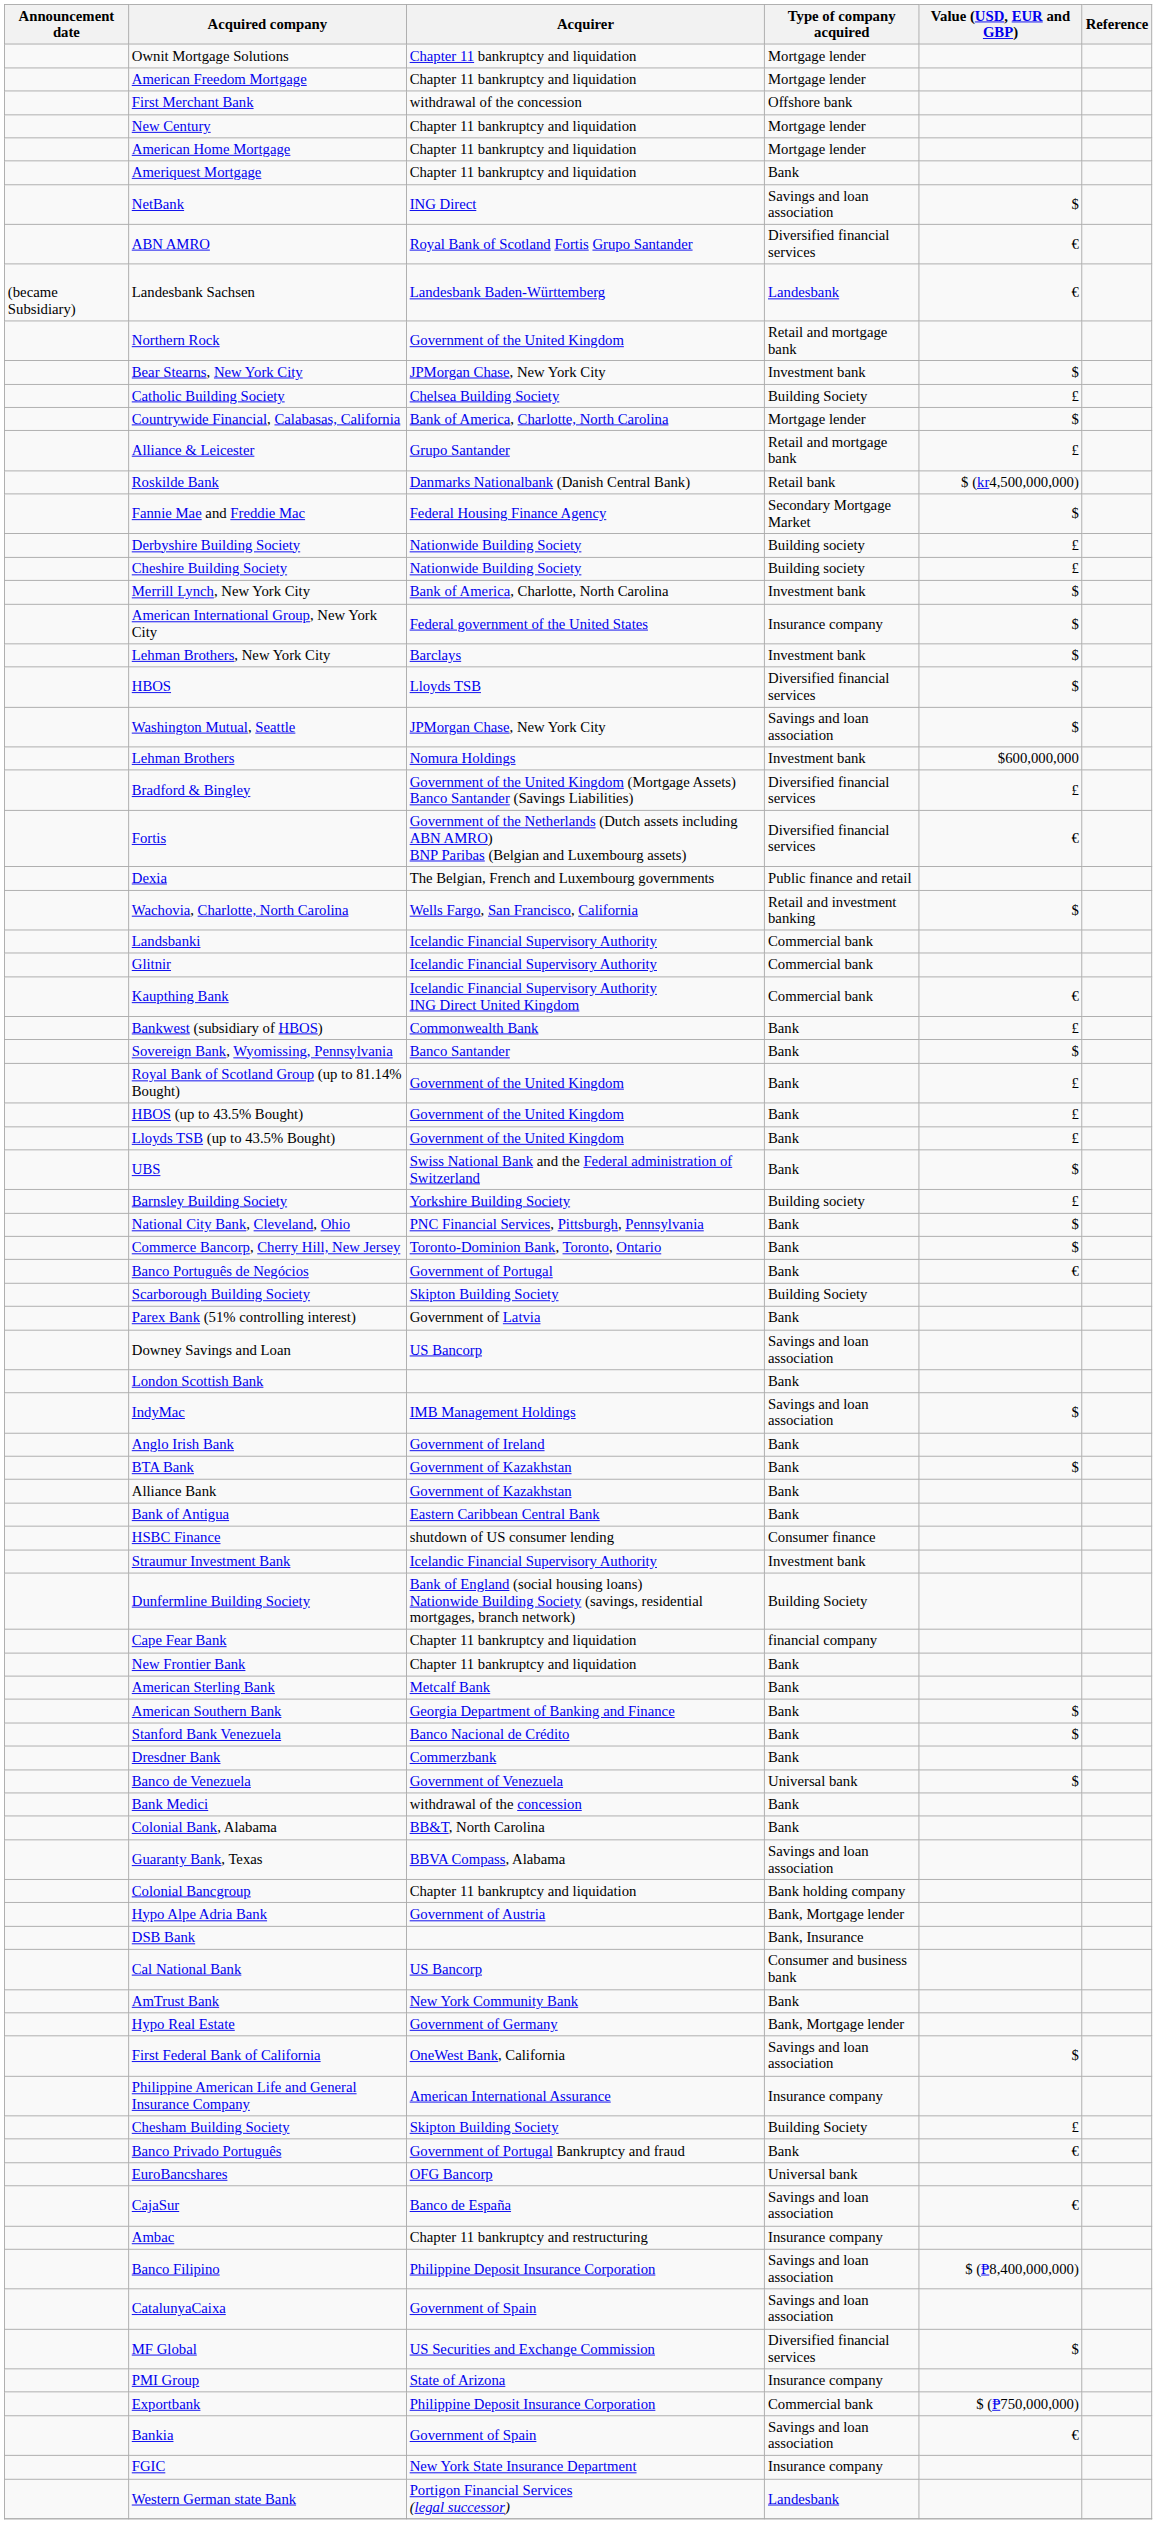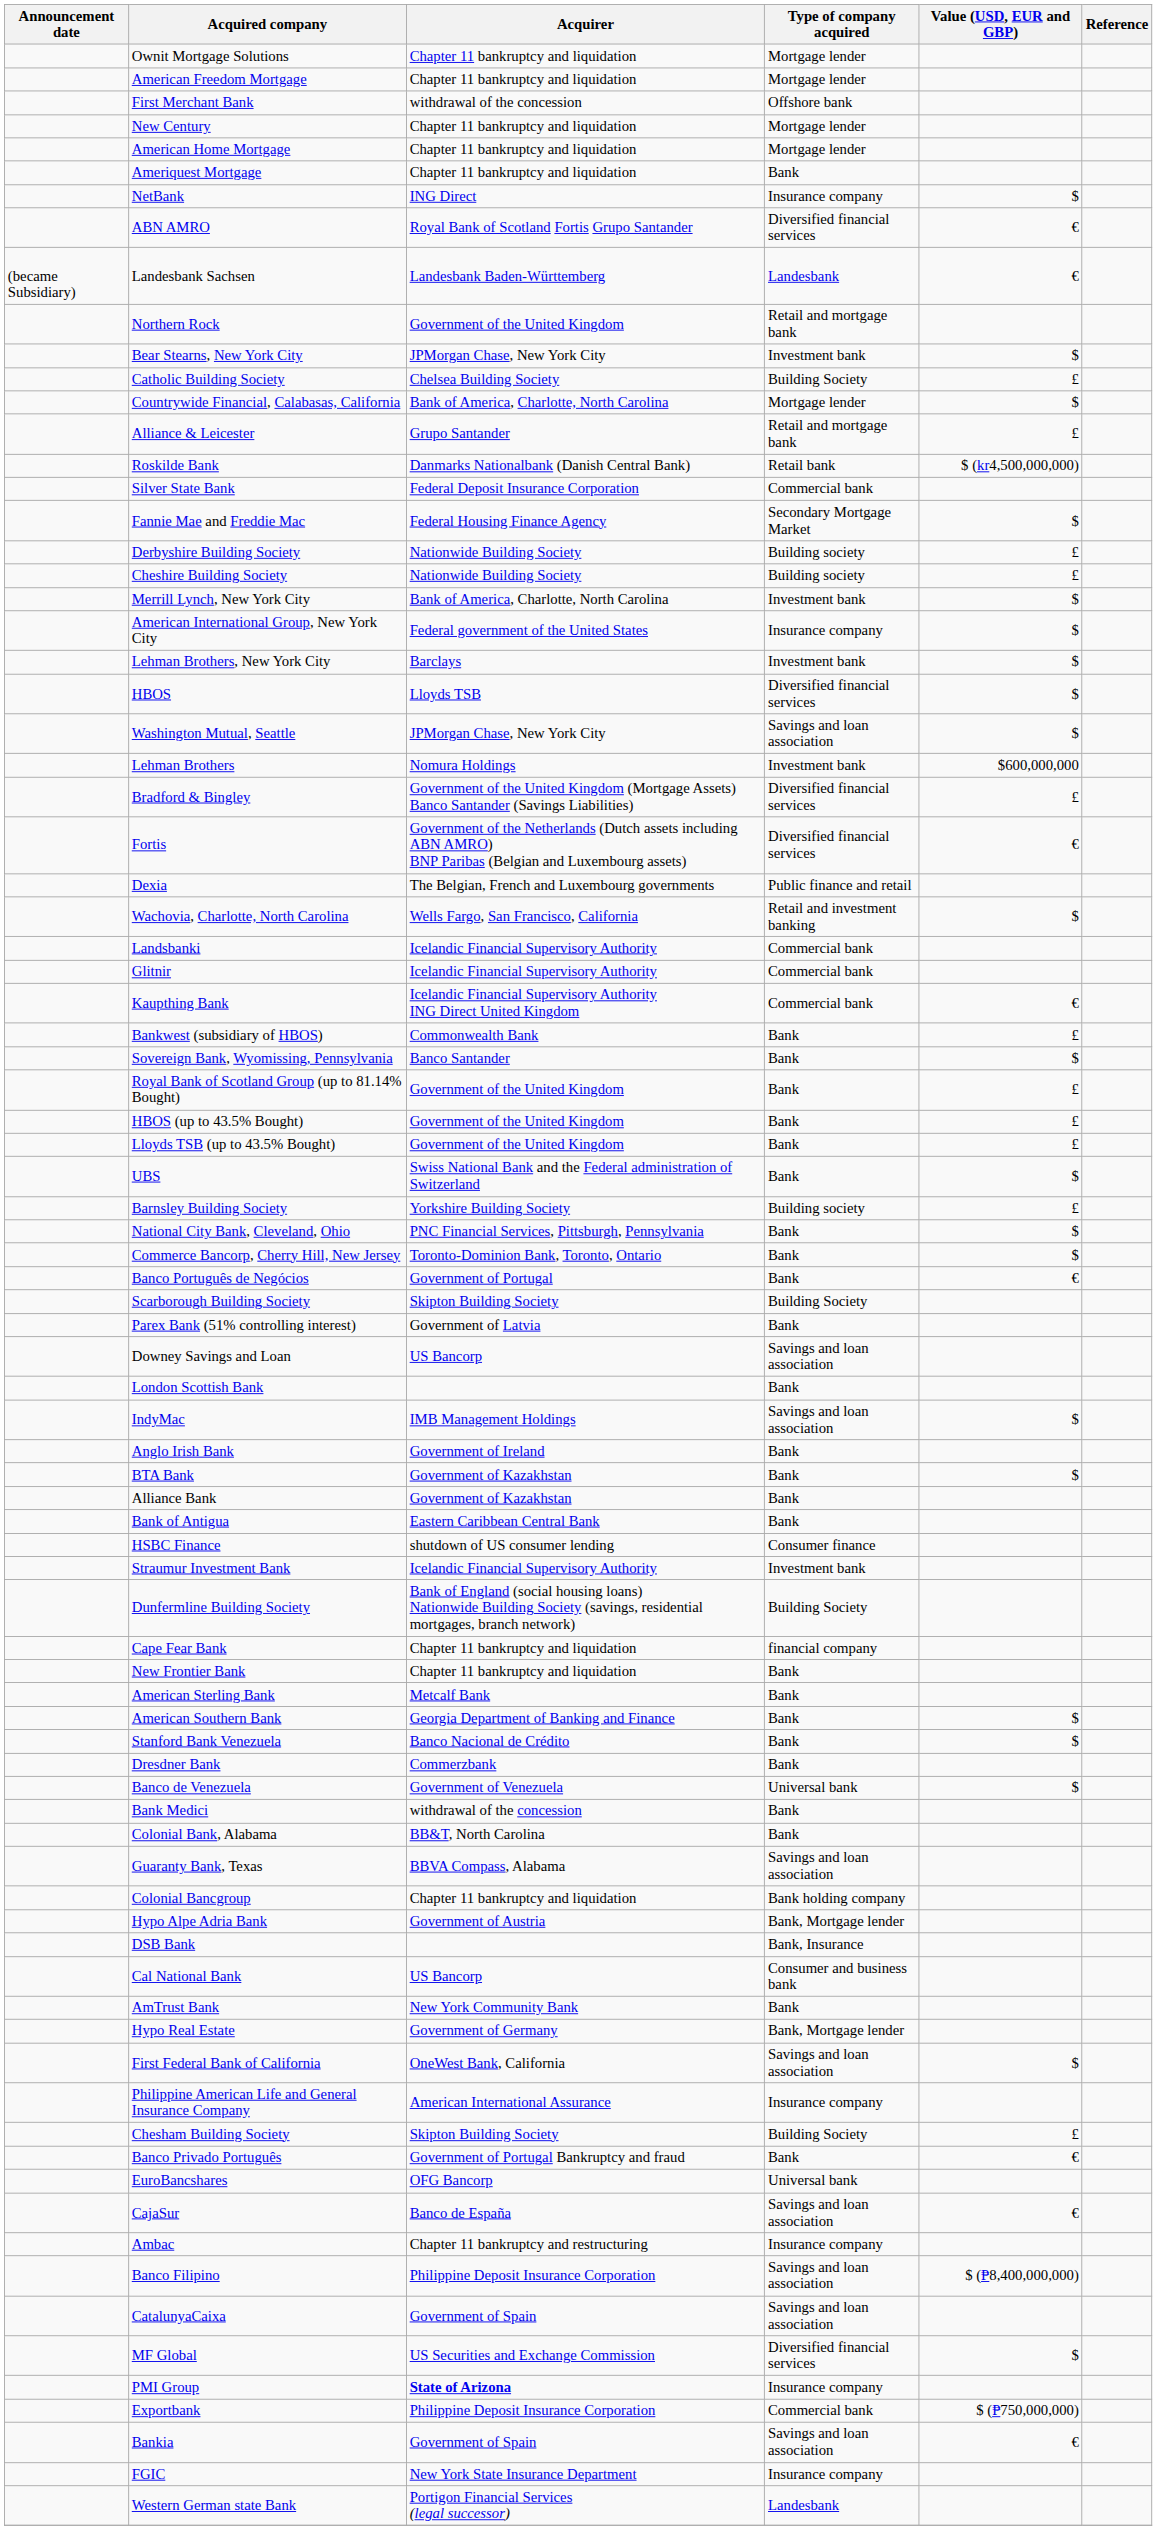(818, 204) Savings and loan association -> (825, 196) Insurance company
+ row: (183, 489)
(457, 2380) normal -> (460, 2387) bold
